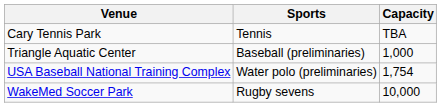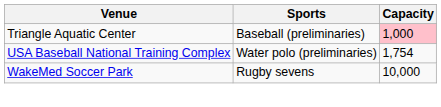- row: (54, 33)
(398, 53) no background -> (398, 33) pink background
